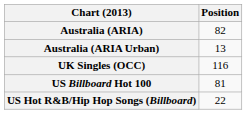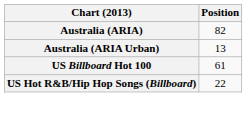- row: (102, 65)
(220, 83) 81 -> (220, 65) 61
